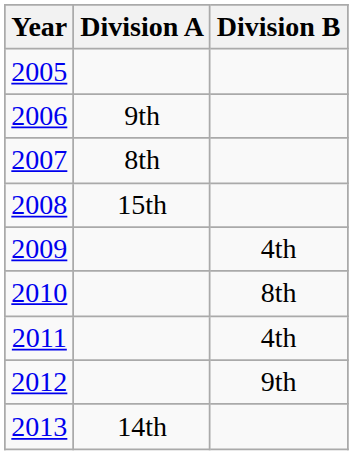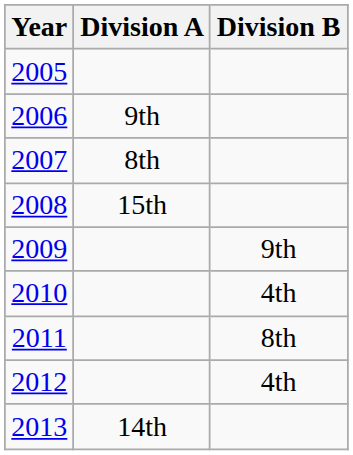(279, 248) 4th -> (279, 248) 9th
(279, 293) 8th -> (279, 293) 4th
(279, 337) 4th -> (279, 337) 8th
(279, 381) 9th -> (279, 381) 4th
